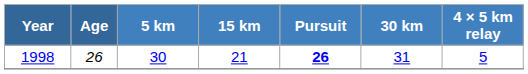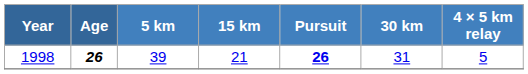(94, 57) normal -> (94, 57) bold
(158, 57) 30 -> (158, 57) 39
